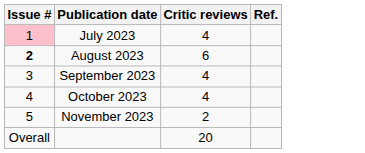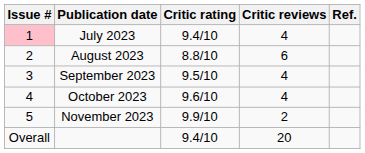+ column: (200, 14)
(29, 55) bold -> (29, 55) normal
